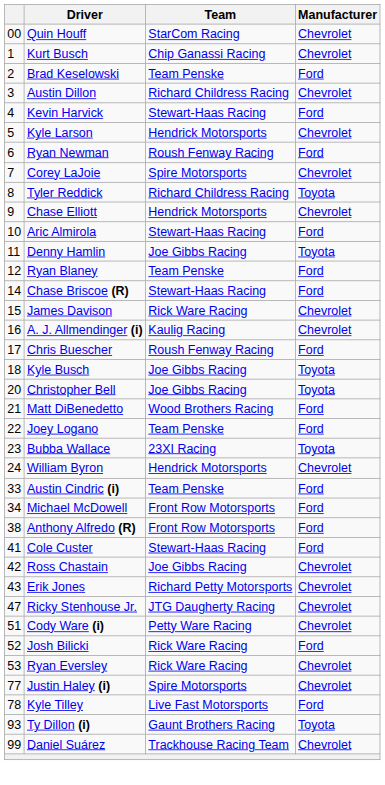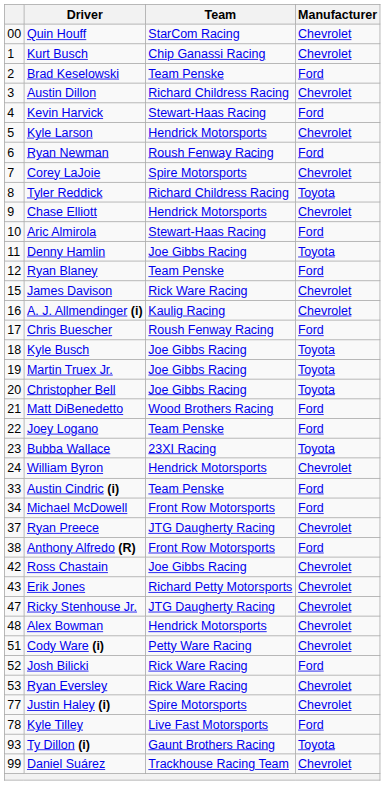- row: (78, 291)
+ row: (70, 370)
+ row: (63, 527)
- row: (60, 547)
+ row: (65, 626)
